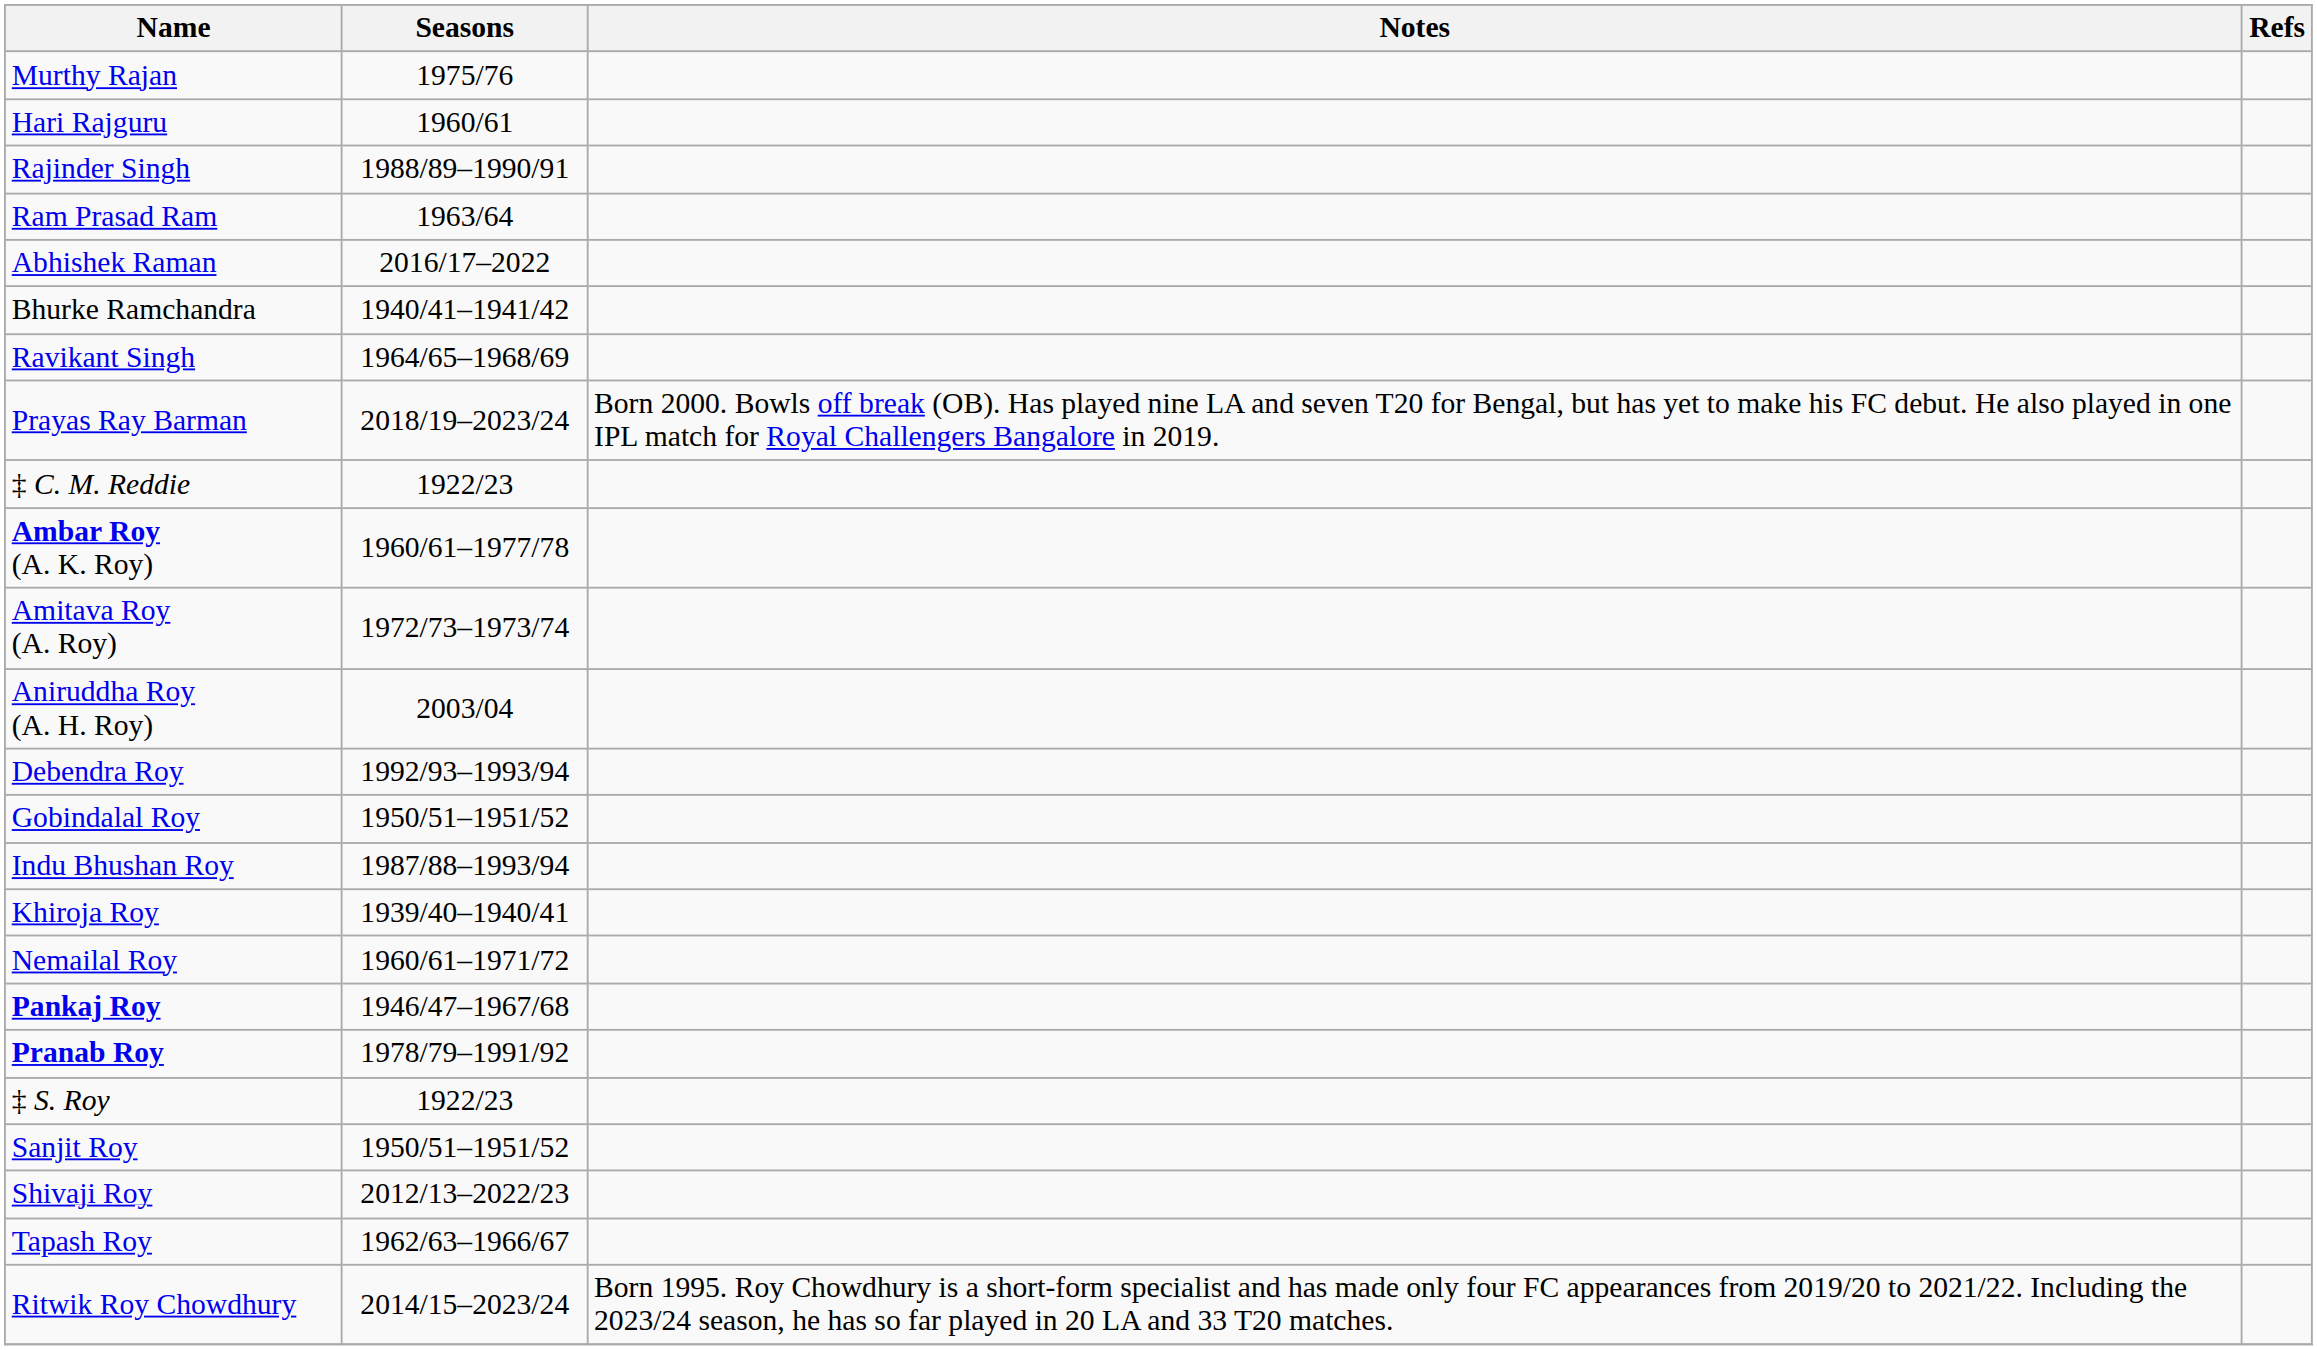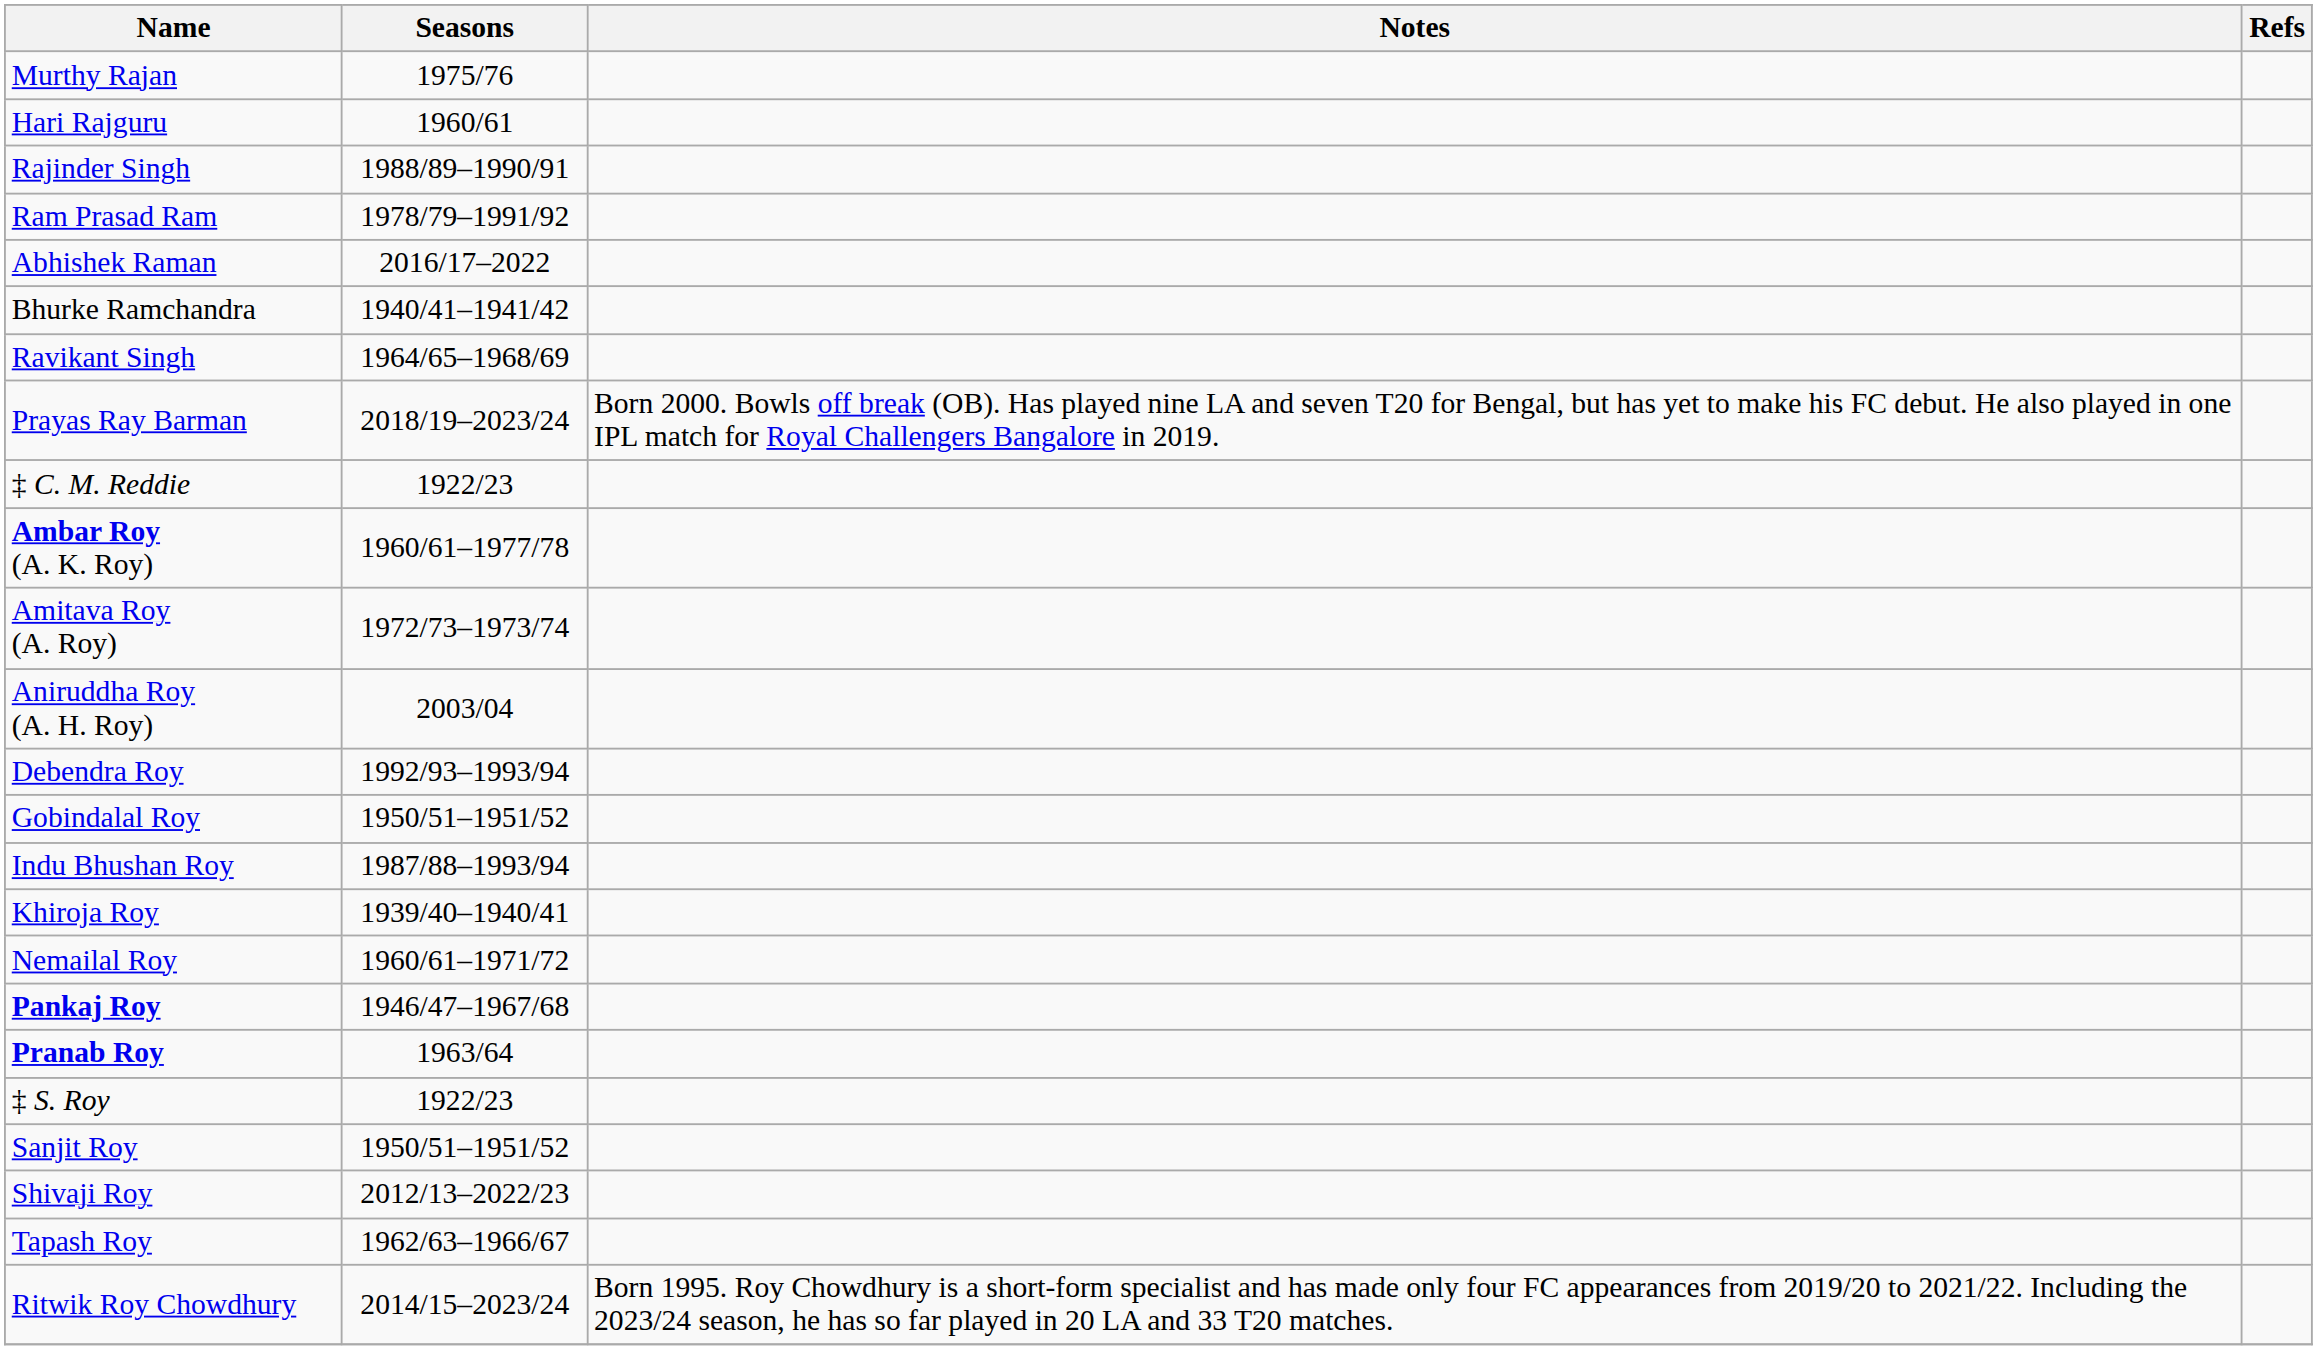(465, 215) 1963/64 -> (465, 215) 1978/79–1991/92
(465, 1053) 1978/79–1991/92 -> (465, 1053) 1963/64
